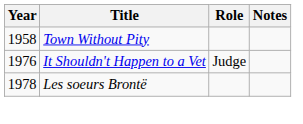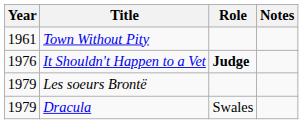(22, 38) 1958 -> (22, 38) 1961
(229, 61) normal -> (231, 61) bold
(22, 84) 1978 -> (22, 84) 1979
+ row: (67, 107)
